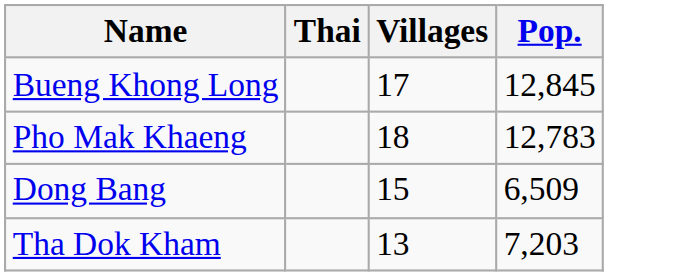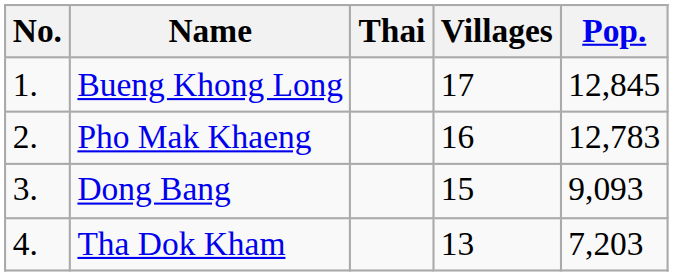+ column: (37, 31)
(393, 137) 18 -> (458, 137) 16
(541, 190) 6,509 -> (606, 190) 9,093
